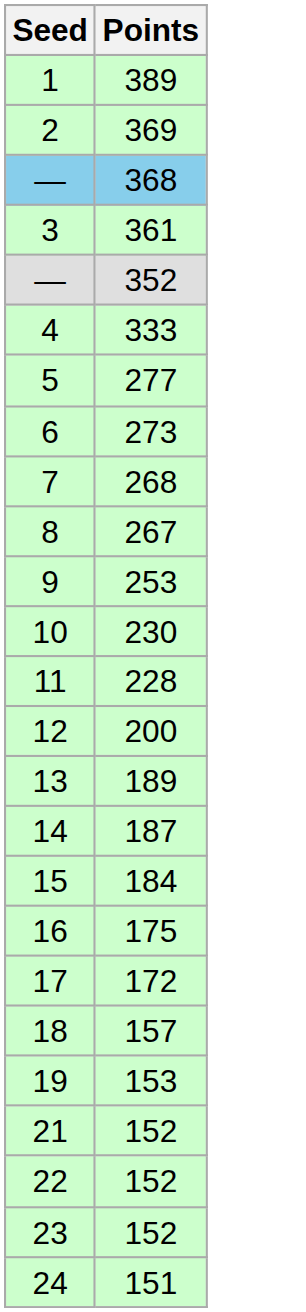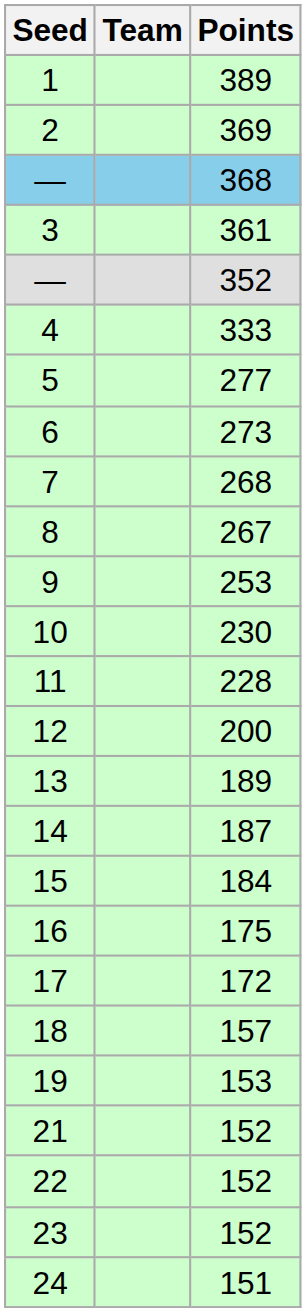+ column: (143, 30)
